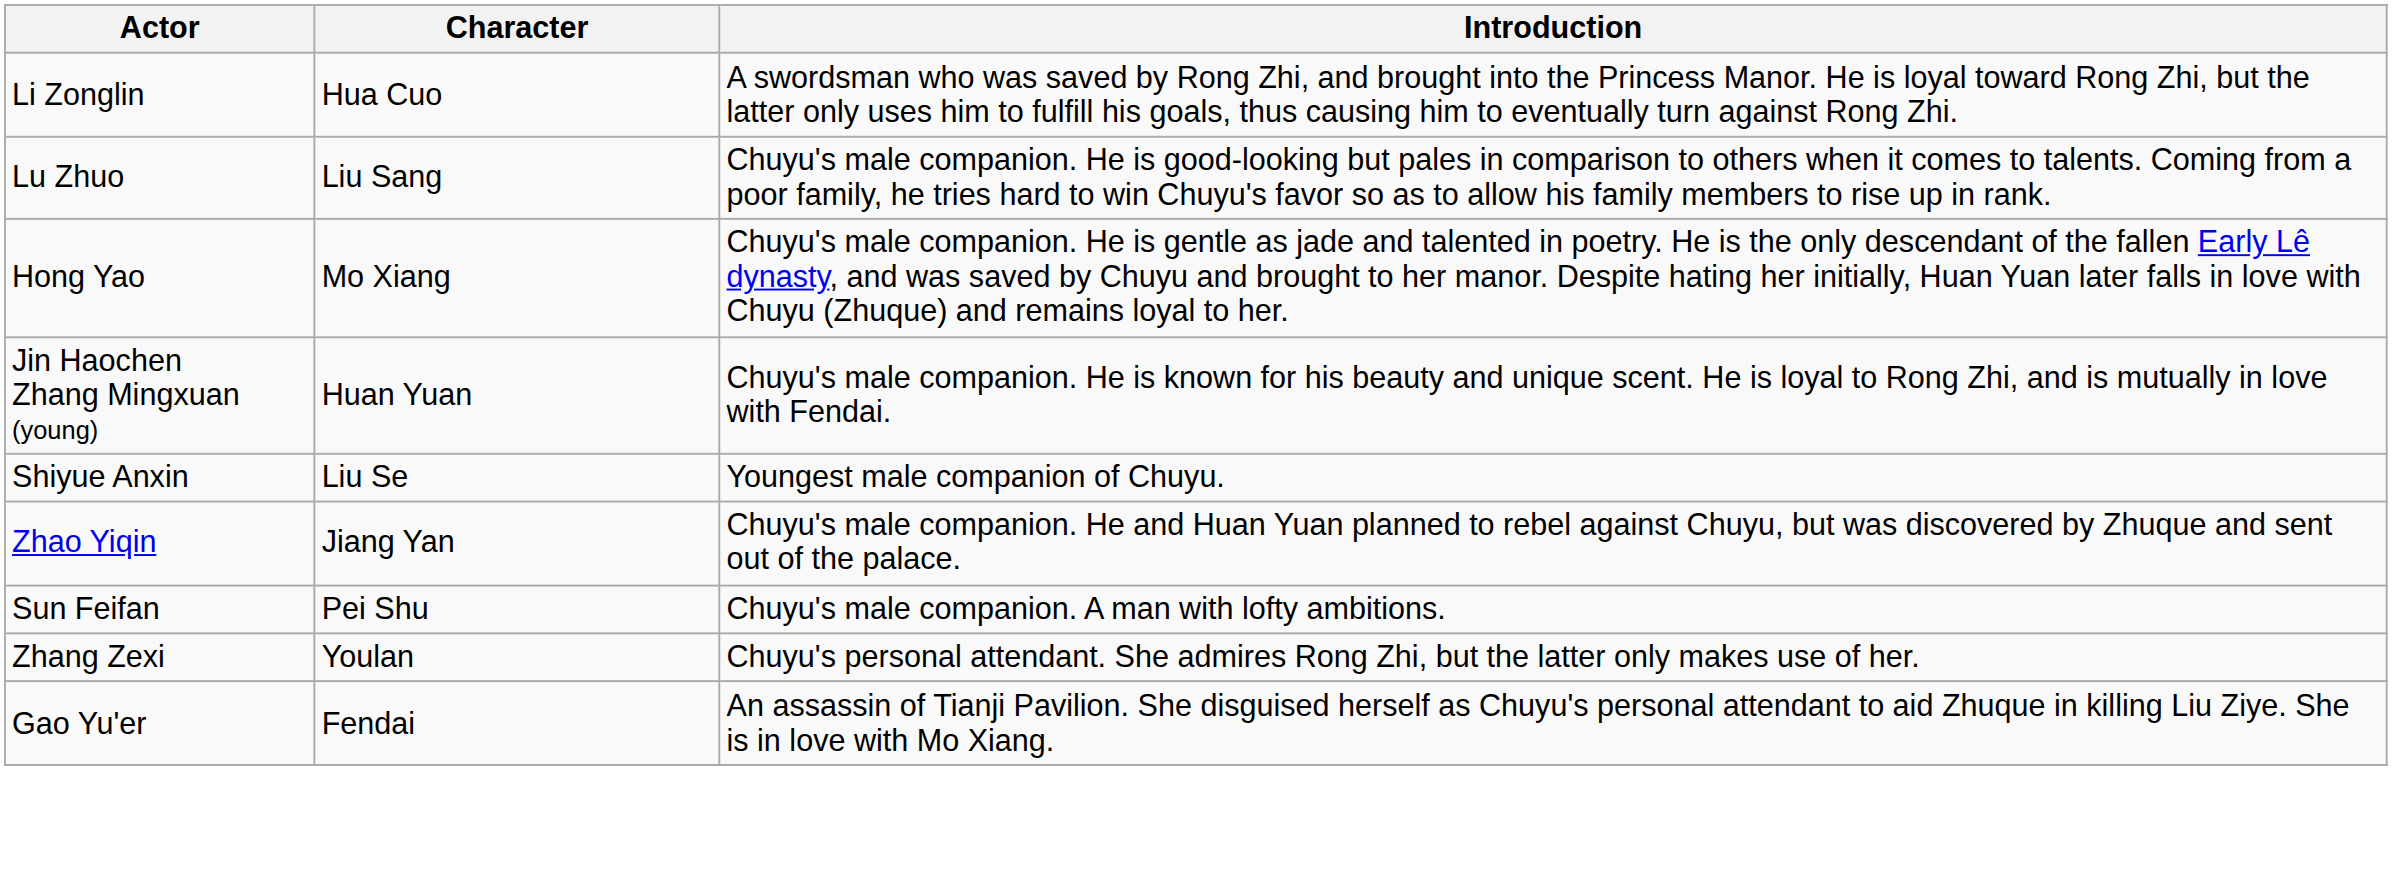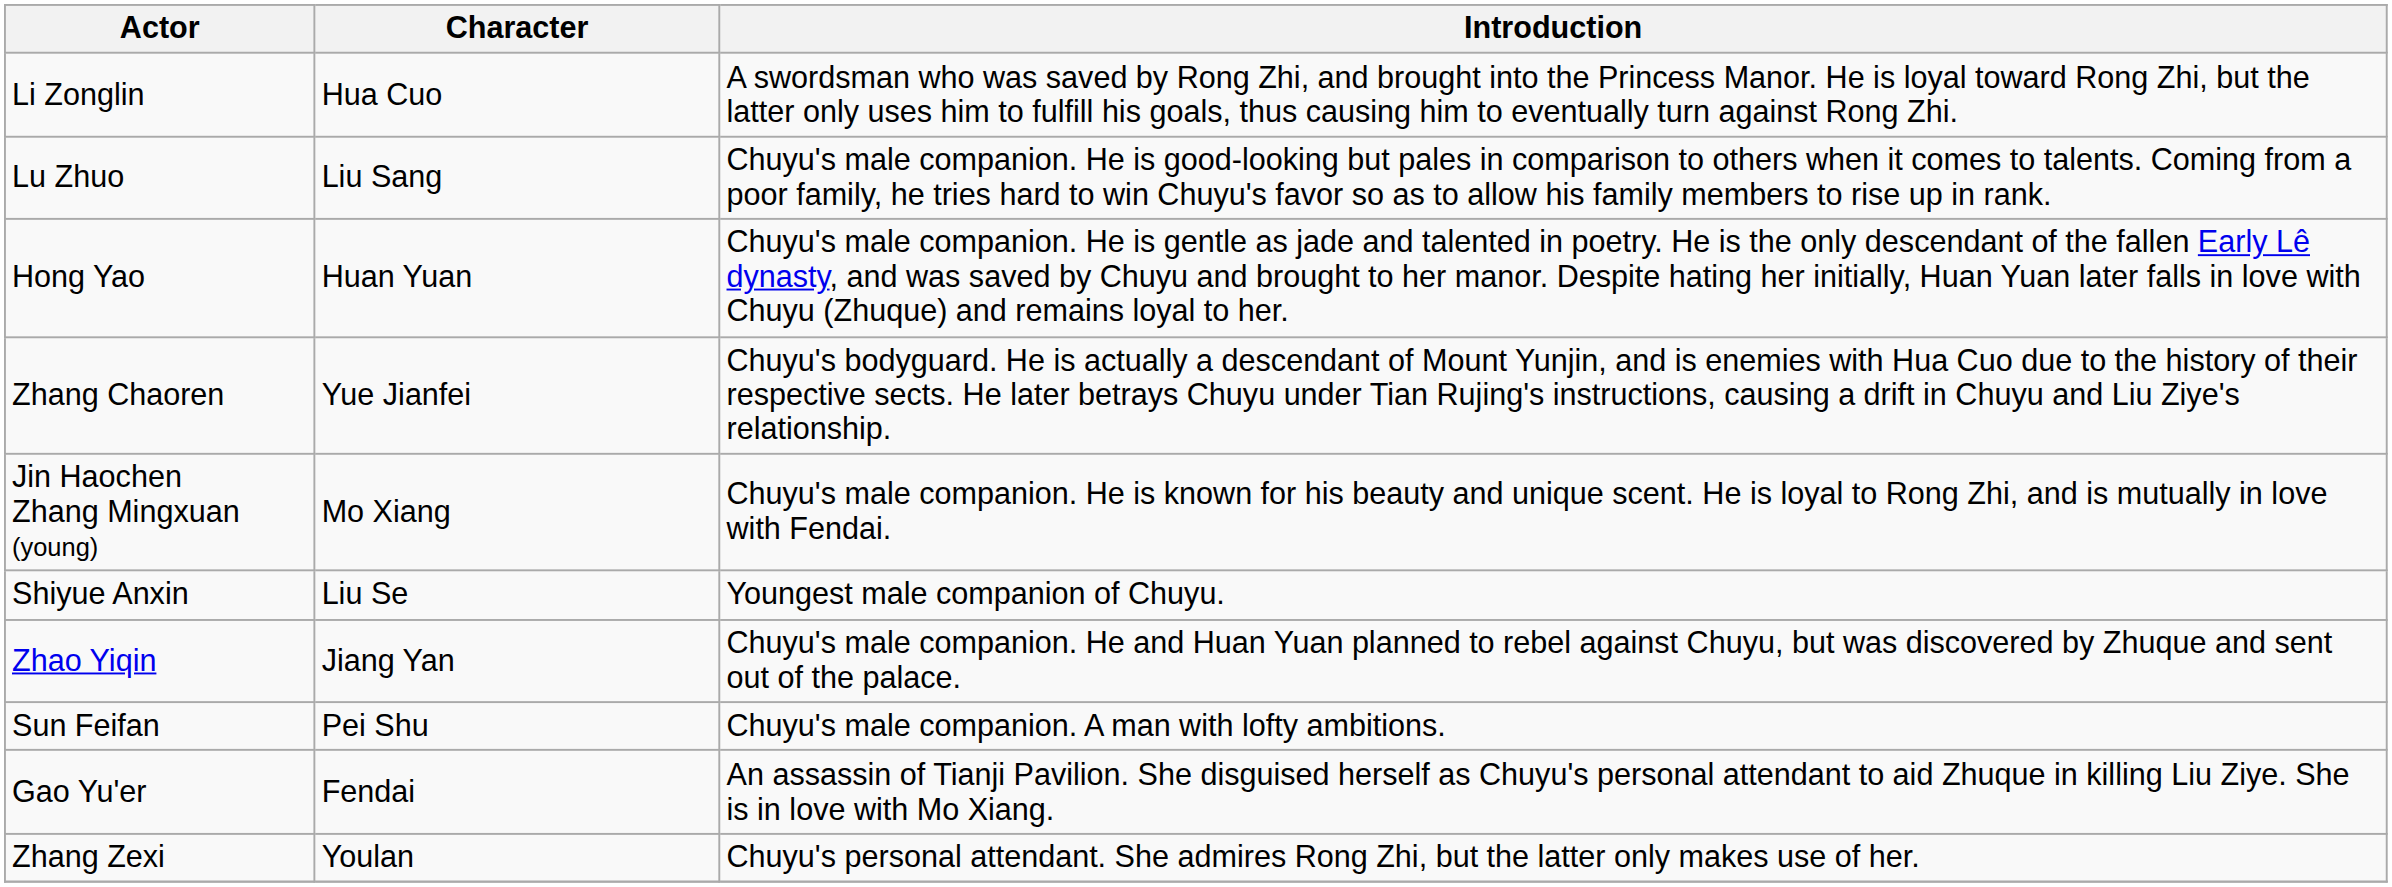(386, 277) Mo Xiang -> (397, 277) Huan Yuan
+ row: (118, 394)
(397, 394) Huan Yuan -> (386, 511) Mo Xiang
rows swapped: (79, 722) <-> (88, 657)
